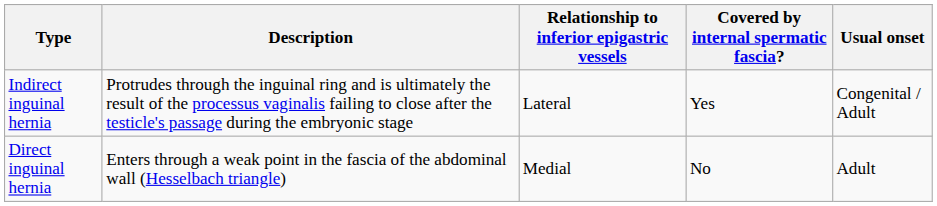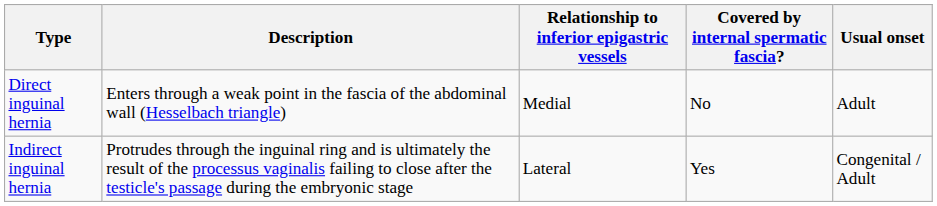rows swapped: (37, 168) <-> (37, 103)
